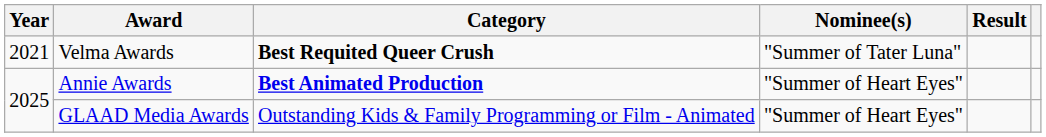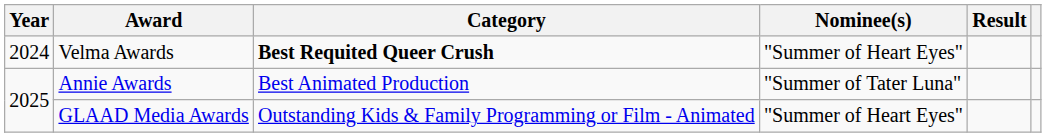(29, 52) 2021 -> (29, 52) 2024
(863, 52) "Summer of Tater Luna" -> (863, 52) "Summer of Heart Eyes"
(371, 83) bold -> (364, 83) normal
(863, 83) "Summer of Heart Eyes" -> (863, 83) "Summer of Tater Luna"
